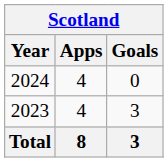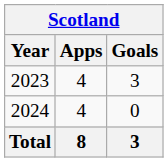rows swapped: (30, 111) <-> (30, 80)
